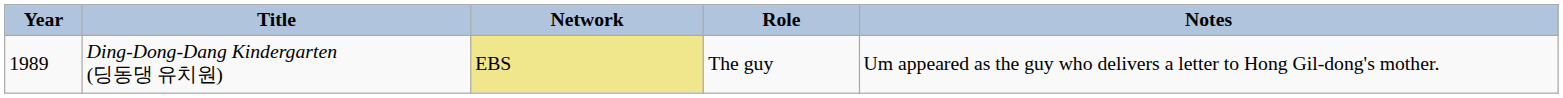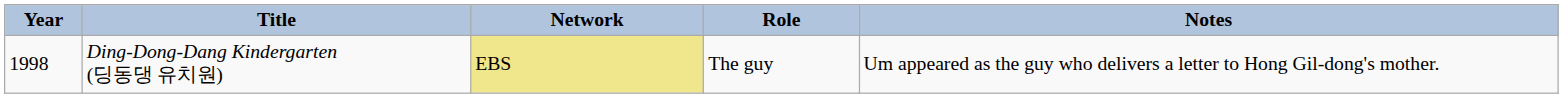(29, 64) 1989 -> (29, 64) 1998
